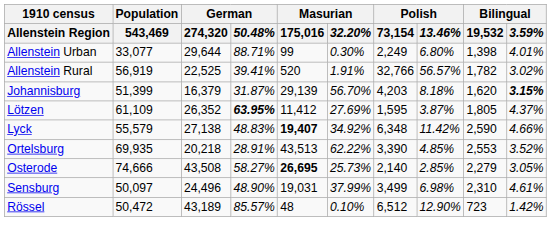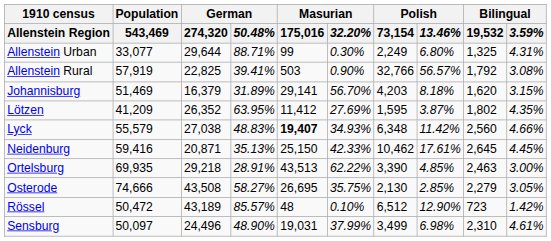(482, 52) 1,398 -> (482, 52) 1,325
(526, 52) 4.01% -> (526, 52) 4.31%
(134, 71) 56,919 -> (134, 71) 57,919
(203, 71) 22,525 -> (203, 71) 22,825
(290, 71) 520 -> (290, 71) 503
(347, 71) 1.91% -> (347, 71) 0.90%
(482, 71) 1,782 -> (482, 71) 1,792
(526, 71) 3.02% -> (526, 71) 3.08%
(134, 91) 51,399 -> (134, 91) 51,469
(254, 91) 31.87% -> (254, 91) 31.89%
(299, 91) 29,139 -> (299, 91) 29,141
(526, 91) bold -> (526, 91) normal
(134, 110) 61,109 -> (134, 110) 41,209
(254, 110) bold -> (254, 110) normal
(482, 110) 1,805 -> (482, 110) 1,802
(526, 110) 4.37% -> (526, 110) 4.35%
(203, 129) 27,138 -> (203, 129) 27,038
(351, 129) 34.92% -> (351, 129) 34.93%
(482, 129) 2,590 -> (482, 129) 2,560
+ row: (39, 149)
(203, 149) 20,218 -> (203, 168) 29,218
(482, 149) 2,553 -> (482, 168) 2,463
(526, 149) 3.52% -> (526, 168) 3.00%
(299, 168) bold -> (299, 187) normal
(351, 168) 25.73% -> (351, 187) 35.75%
(392, 168) 2,140 -> (392, 187) 2,130
rows swapped: (26, 206) <-> (33, 187)
